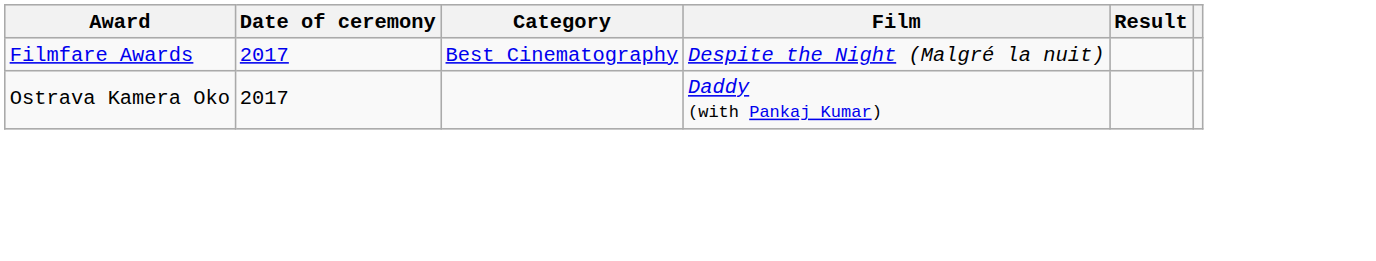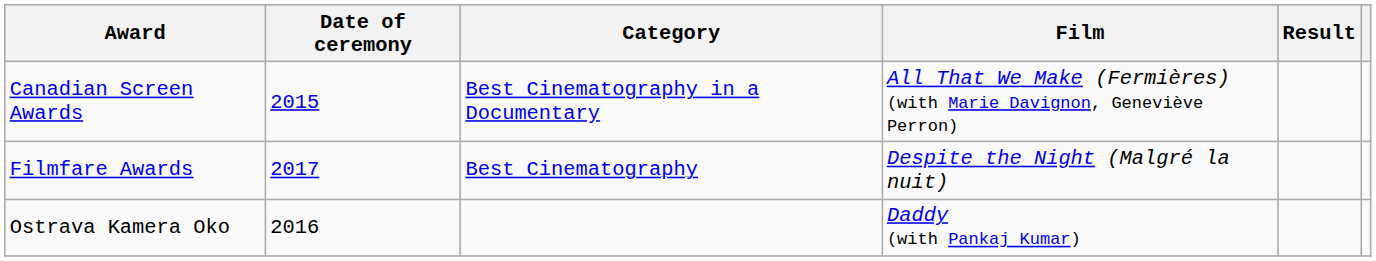+ row: (102, 102)
(264, 100) 2017 -> (295, 227) 2016
